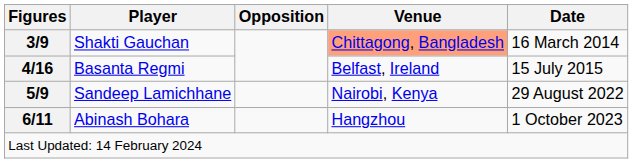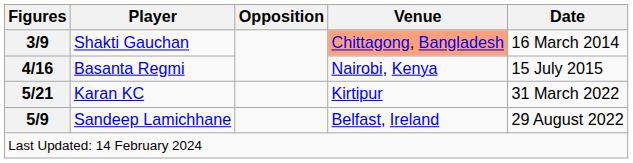(385, 68) Belfast, Ireland -> (384, 68) Nairobi, Kenya
+ row: (109, 94)
(384, 94) Nairobi, Kenya -> (385, 119) Belfast, Ireland
- row: (132, 119)
